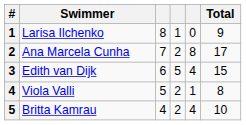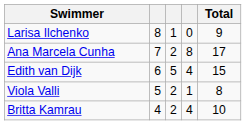- column: (12, 14)
